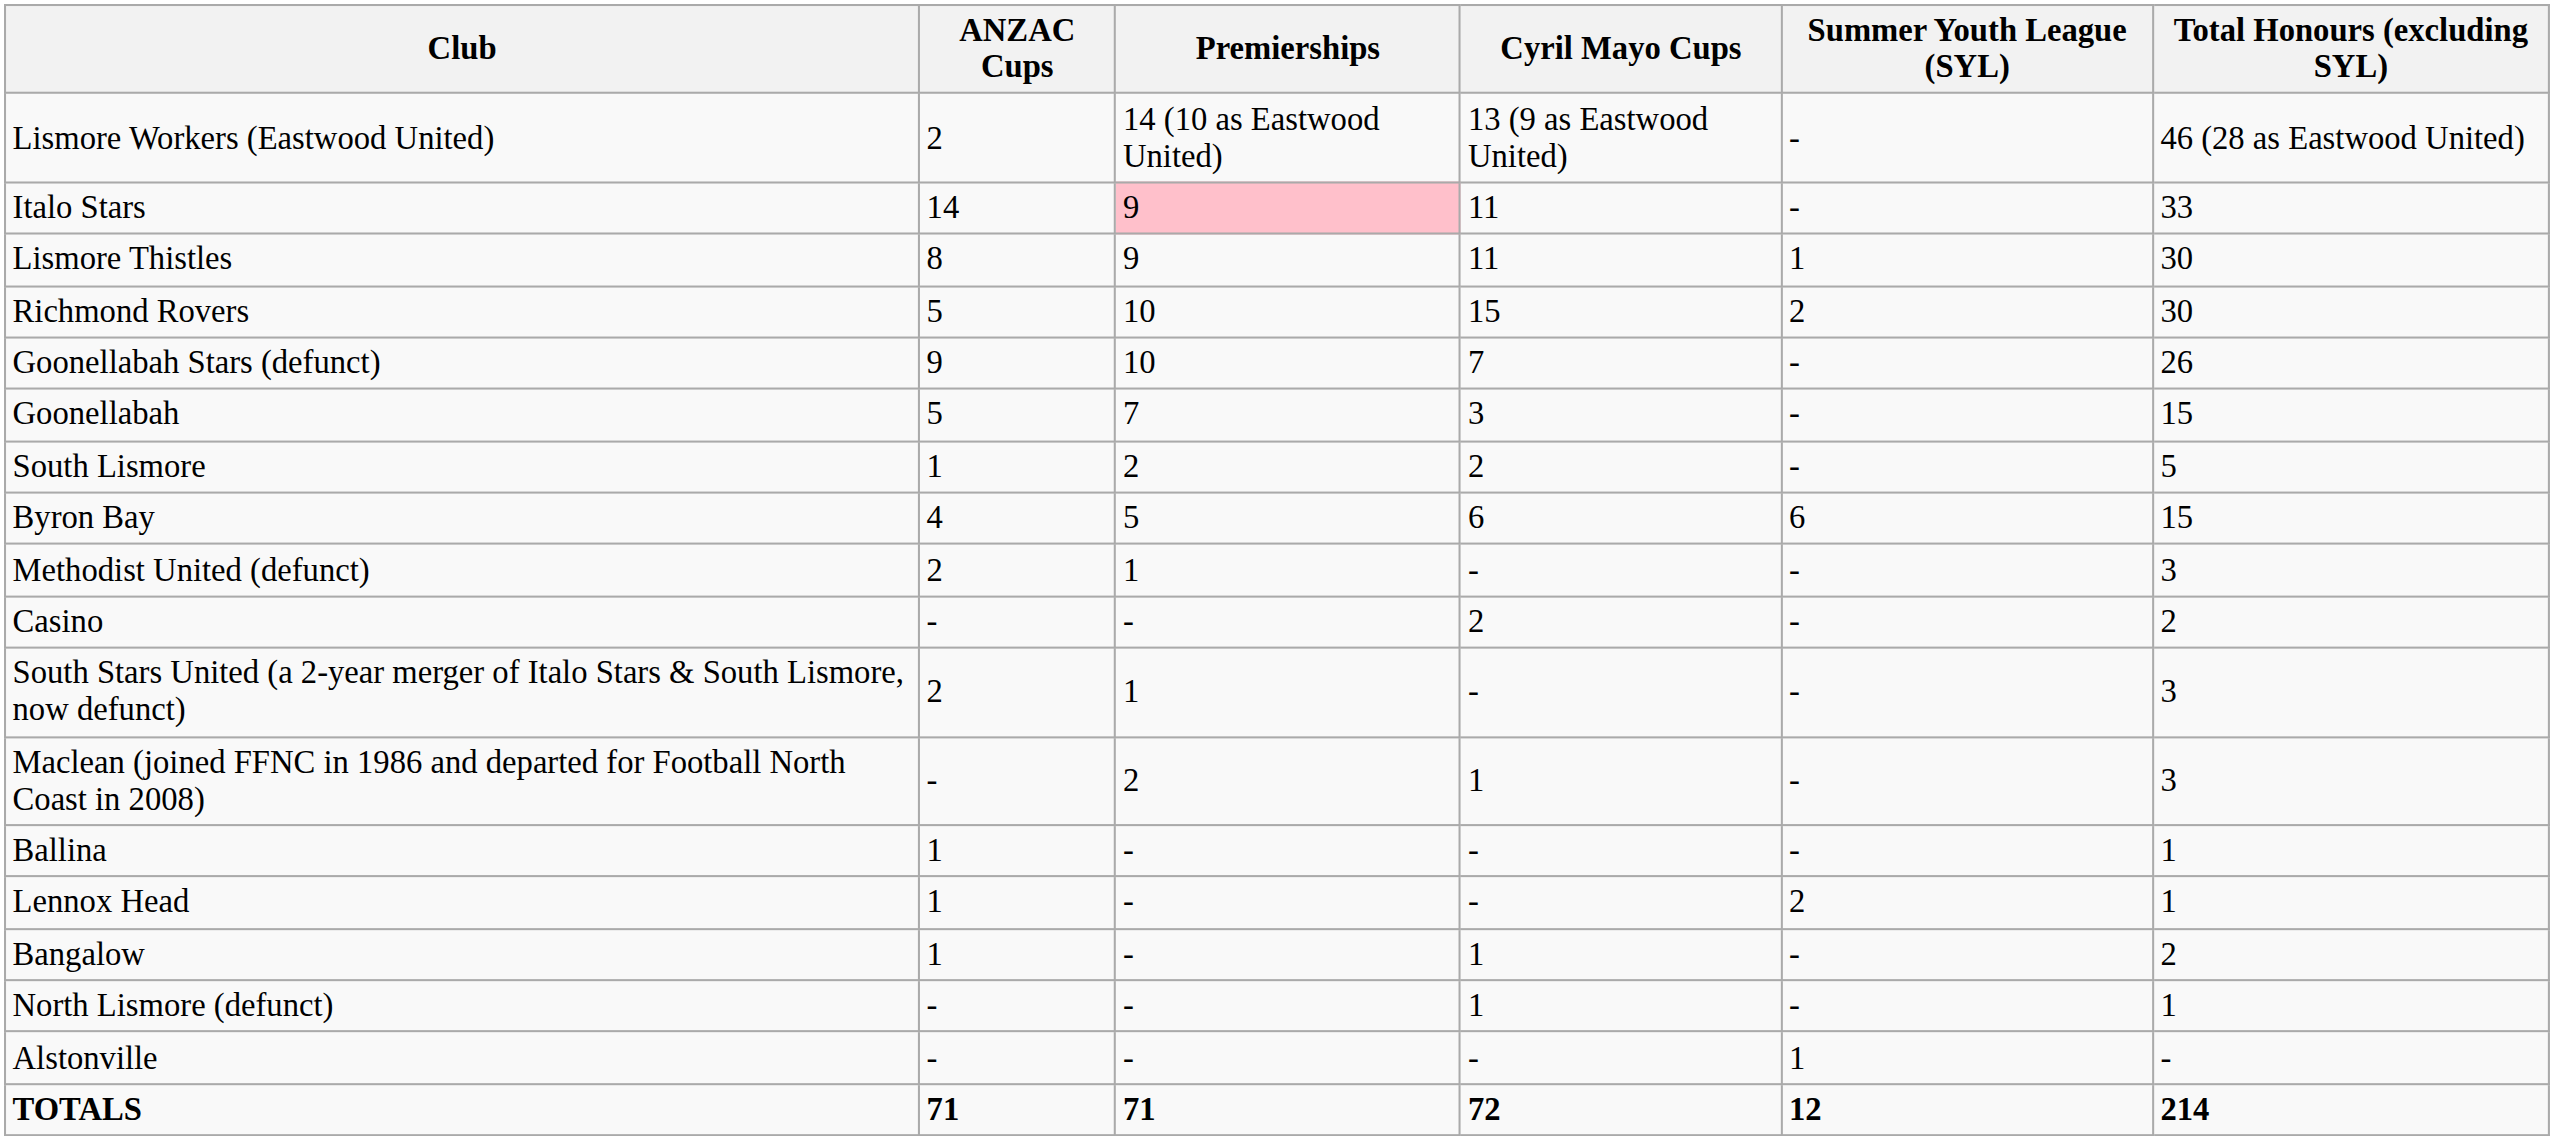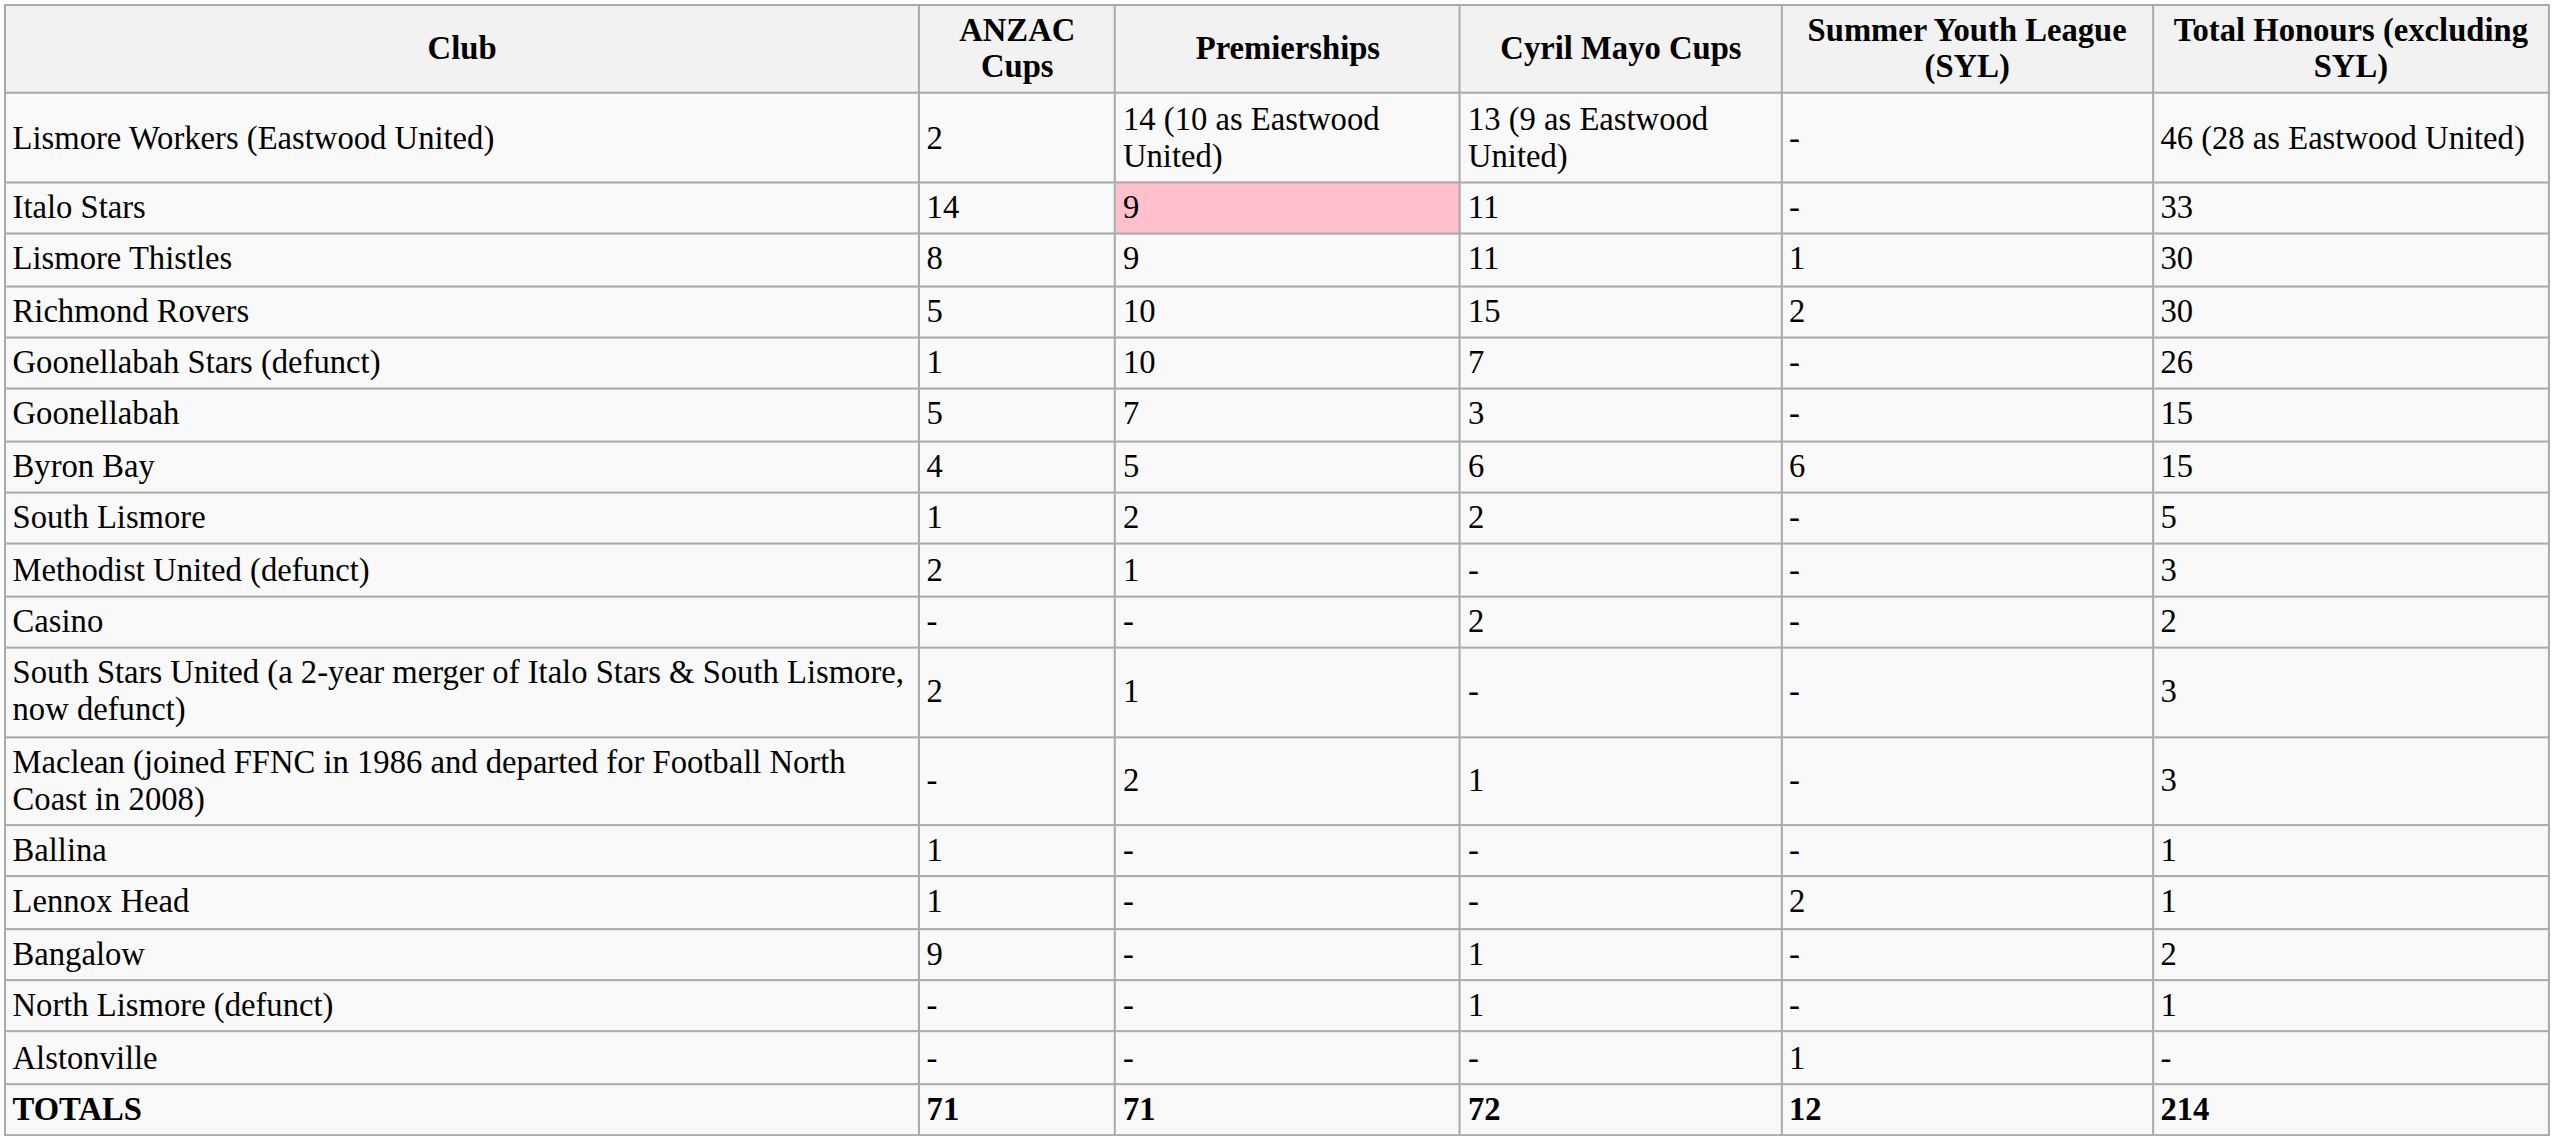(935, 362) 9 -> (935, 362) 1
rows swapped: (84, 517) <-> (109, 466)
(935, 953) 1 -> (935, 953) 9
